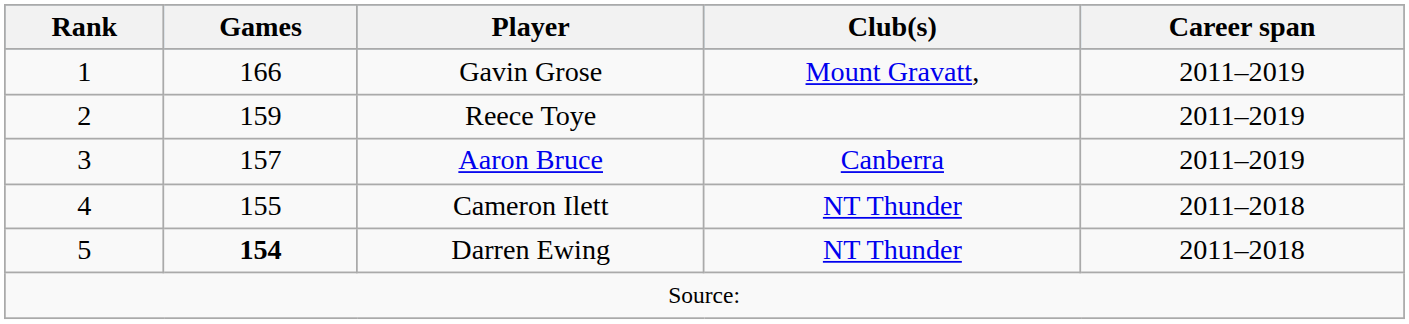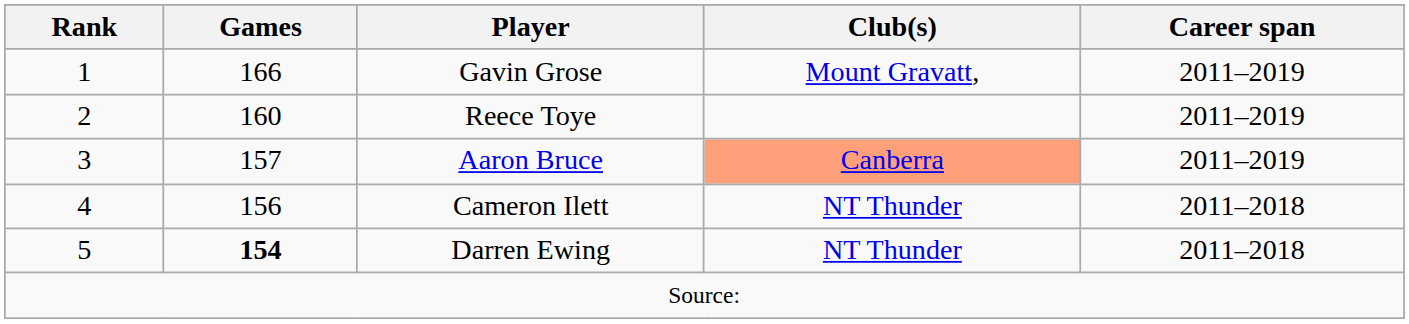(261, 116) 159 -> (261, 116) 160
(892, 160) no background -> (892, 160) lightsalmon background
(261, 205) 155 -> (261, 205) 156
